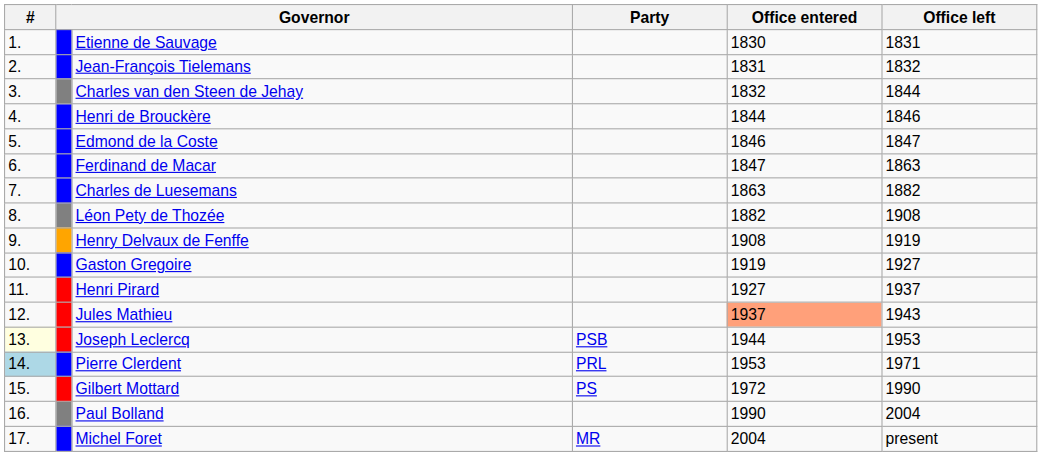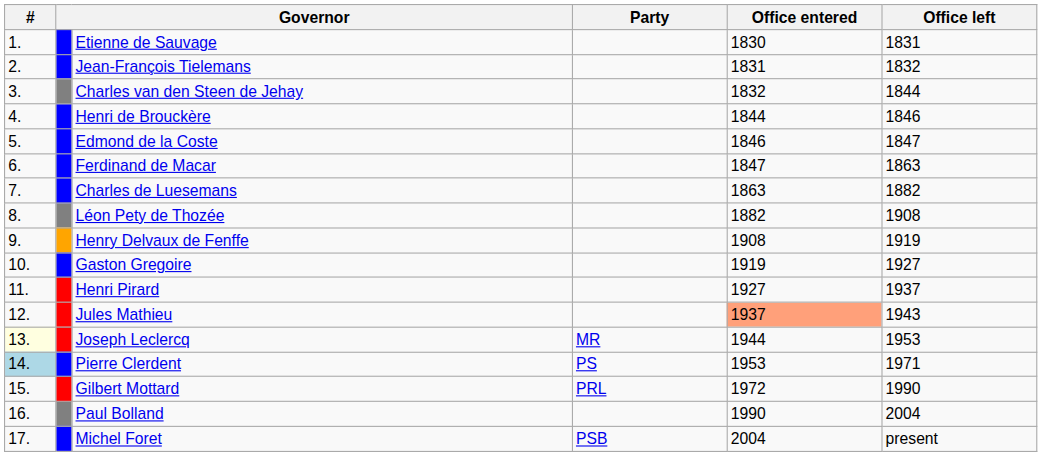(592, 340) PSB -> (588, 340) MR
(591, 364) PRL -> (586, 364) PS
(586, 389) PS -> (591, 389) PRL
(588, 439) MR -> (592, 439) PSB
